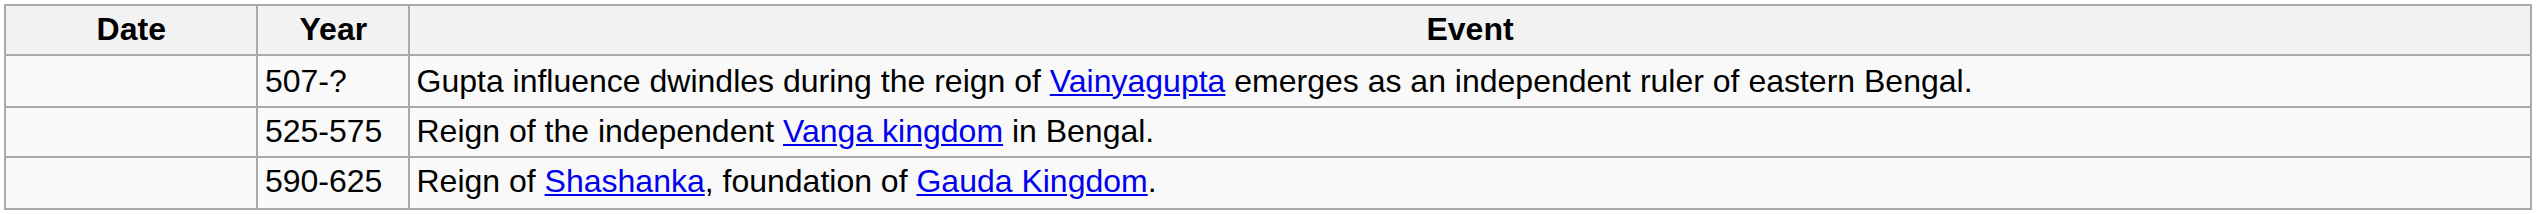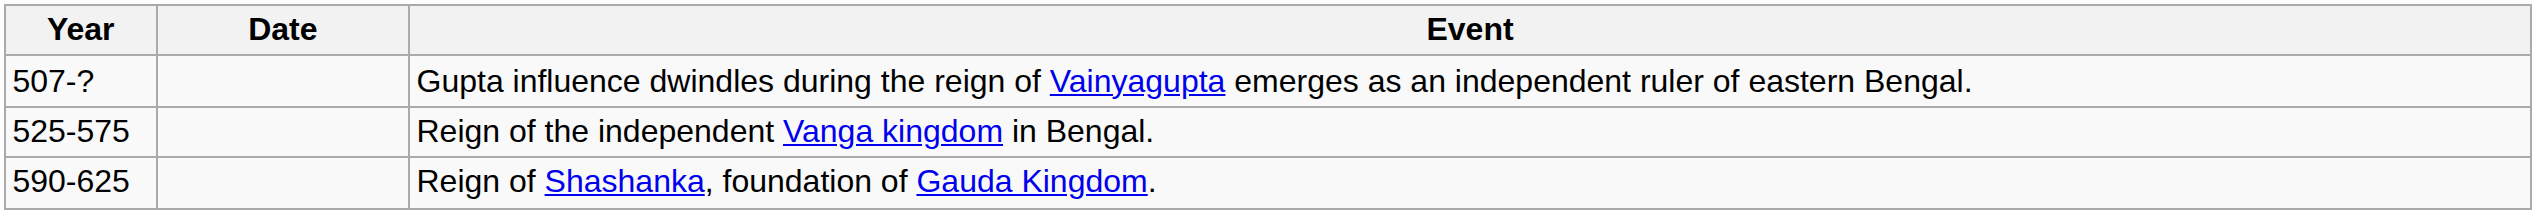columns swapped: (333, 29) <-> (131, 29)
